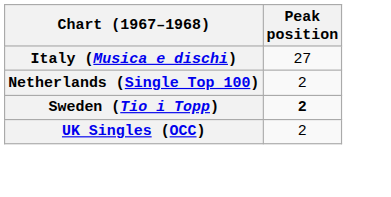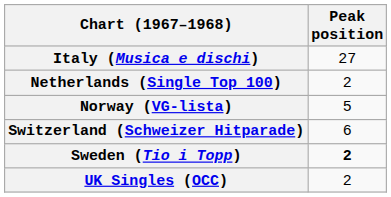+ row: (156, 107)
+ row: (156, 131)
